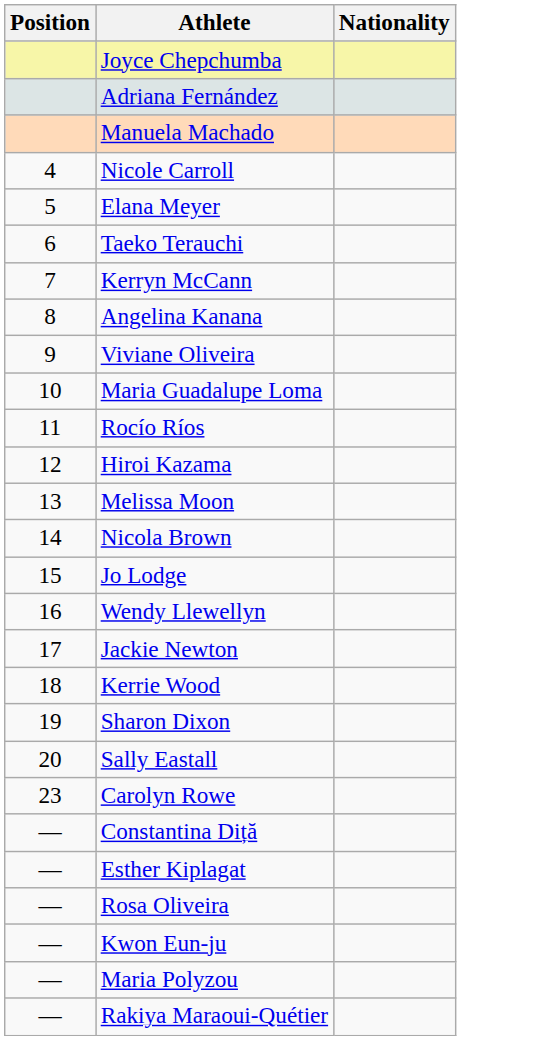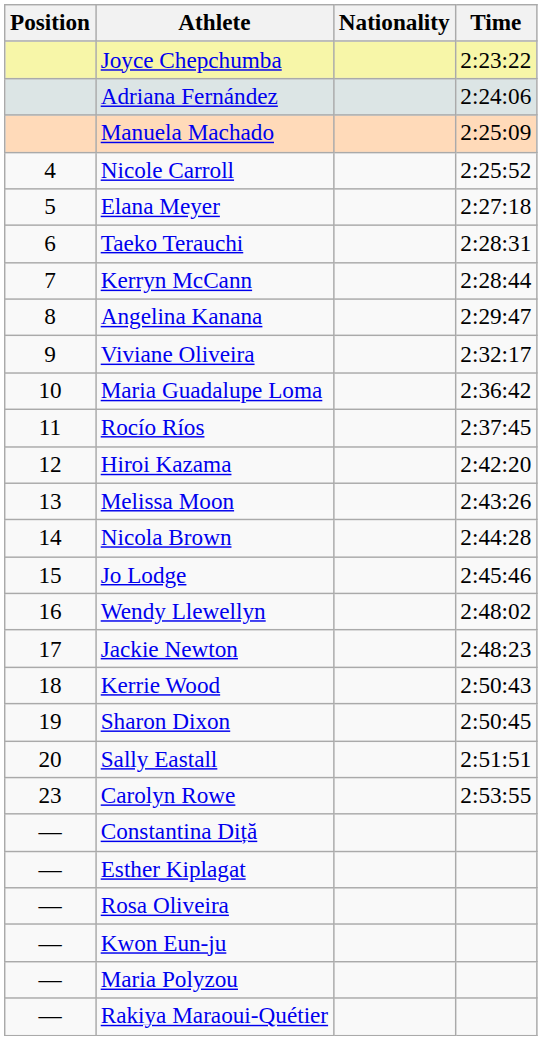+ column: (496, 22)
